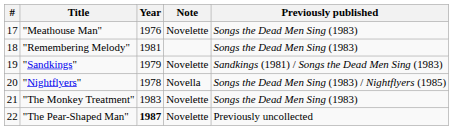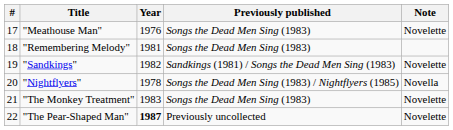columns swapped: (187, 13) <-> (330, 13)
(150, 64) 1979 -> (150, 64) 1982
